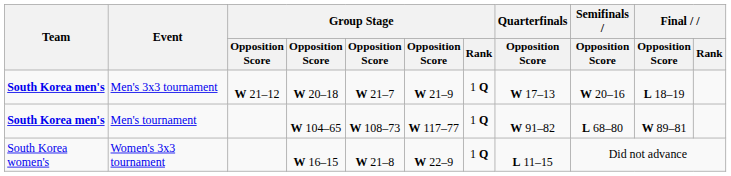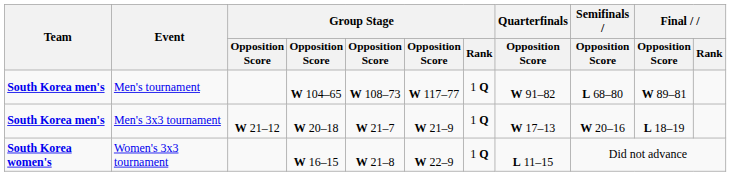rows swapped: (154, 121) <-> (164, 87)
(37, 155) normal -> (39, 155) bold
